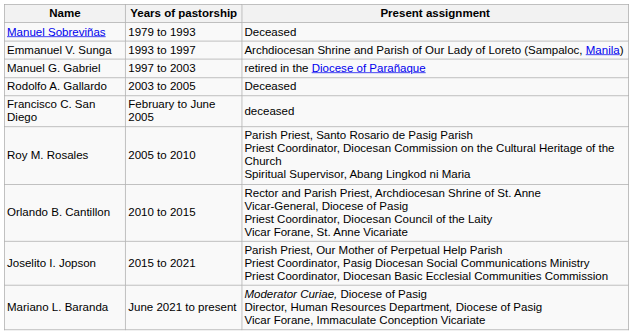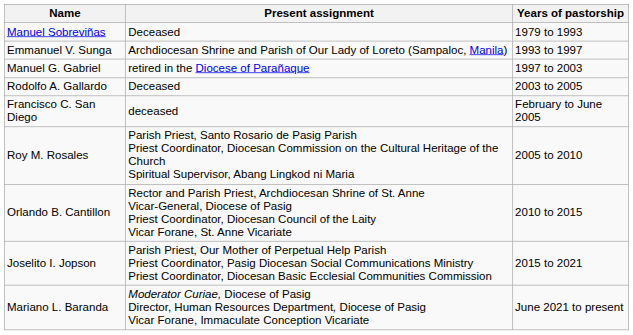columns swapped: (184, 13) <-> (435, 13)
